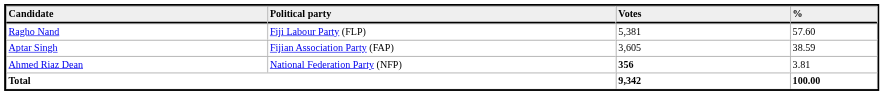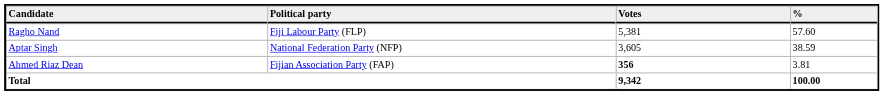(332, 48) Fijian Association Party (FAP) -> (336, 48) National Federation Party (NFP)
(336, 64) National Federation Party (NFP) -> (332, 64) Fijian Association Party (FAP)
